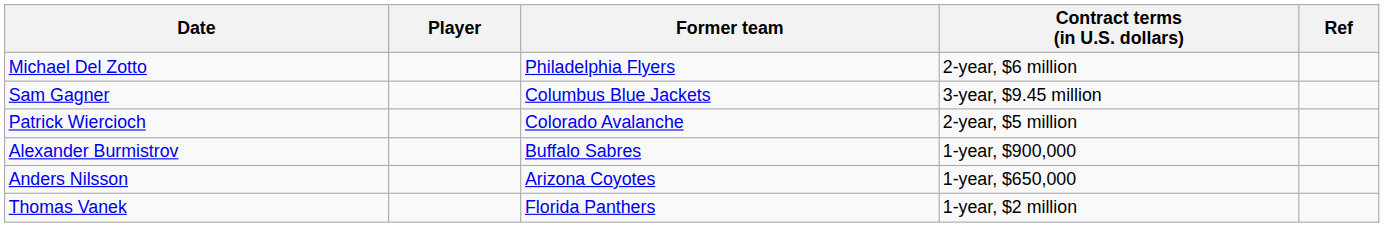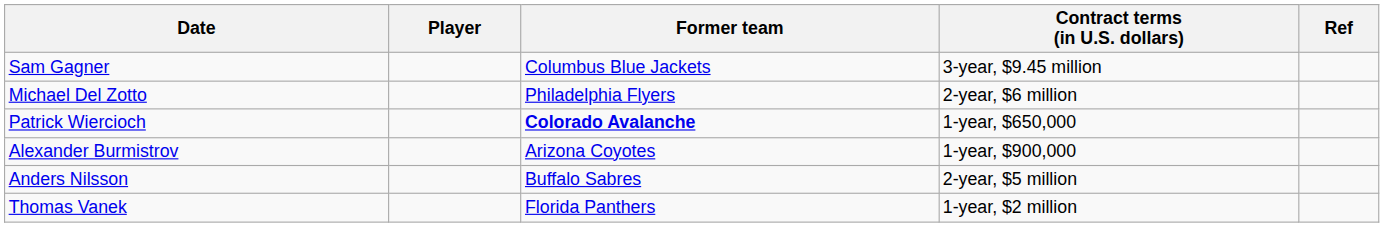rows swapped: (59, 94) <-> (78, 66)
(604, 123) normal -> (610, 123) bold
(1010, 123) 2-year, $5 million -> (1009, 123) 1-year, $650,000
(583, 151) Buffalo Sabres -> (590, 151) Arizona Coyotes
(590, 179) Arizona Coyotes -> (583, 179) Buffalo Sabres
(1009, 179) 1-year, $650,000 -> (1010, 179) 2-year, $5 million
